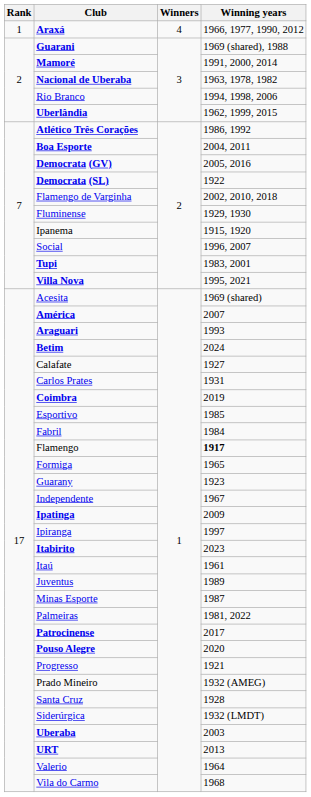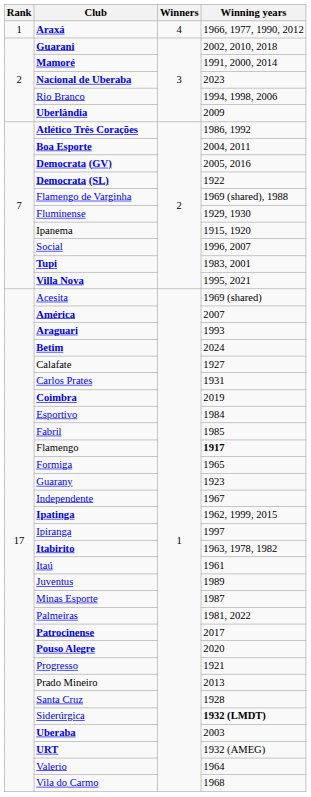(246, 46) 1969 (shared), 1988 -> (240, 46) 2002, 2010, 2018
(240, 79) 1963, 1978, 1982 -> (214, 79) 2023
(240, 113) 1962, 1999, 2015 -> (214, 113) 2009
(240, 197) 2002, 2010, 2018 -> (246, 197) 1969 (shared), 1988
(214, 414) 1985 -> (214, 414) 1984
(214, 431) 1984 -> (214, 431) 1985
(214, 515) 2009 -> (240, 515) 1962, 1999, 2015
(214, 548) 2023 -> (240, 548) 1963, 1978, 1982
(234, 682) 1932 (AMEG) -> (214, 682) 2013
(234, 716) normal -> (235, 716) bold
(214, 749) 2013 -> (234, 749) 1932 (AMEG)
